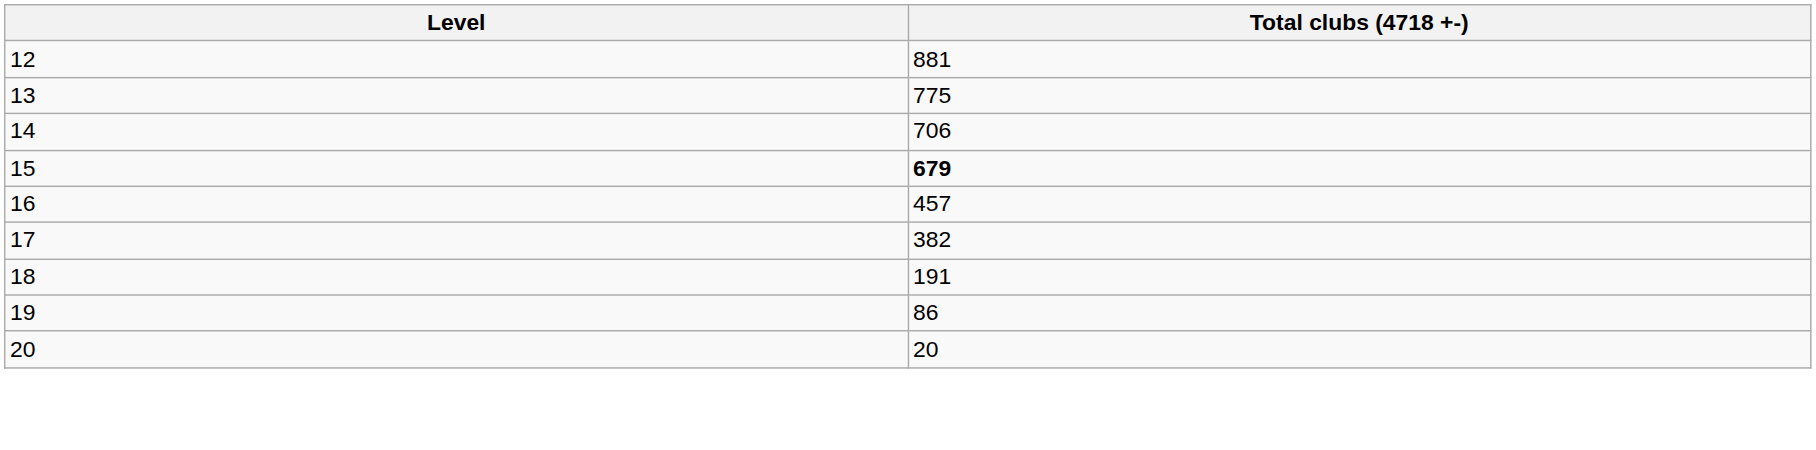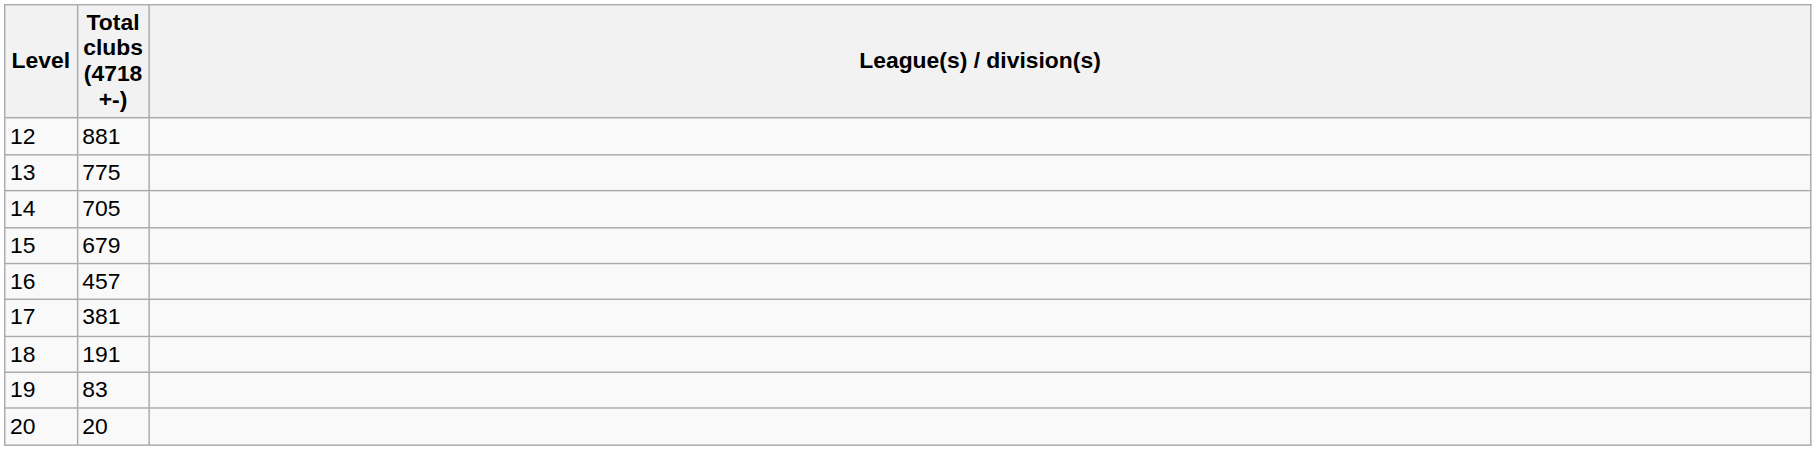+ column: (980, 61)
(932, 131) 706 -> (101, 208) 705
(932, 167) bold -> (101, 245) normal
(932, 240) 382 -> (101, 317) 381
(926, 312) 86 -> (95, 390) 83
